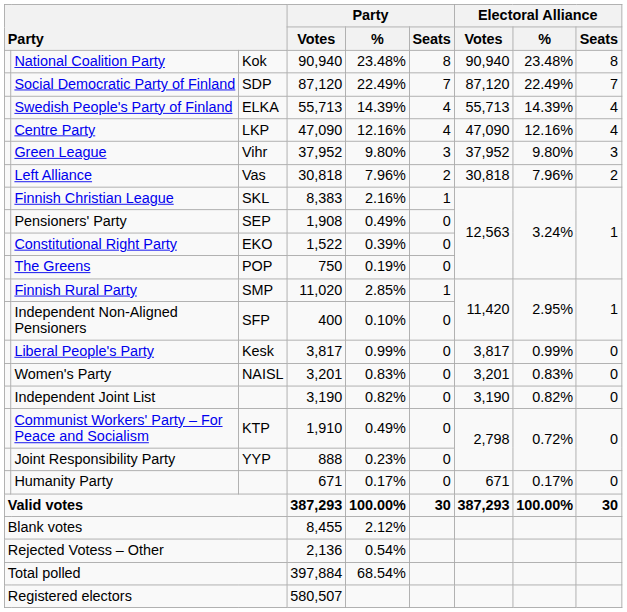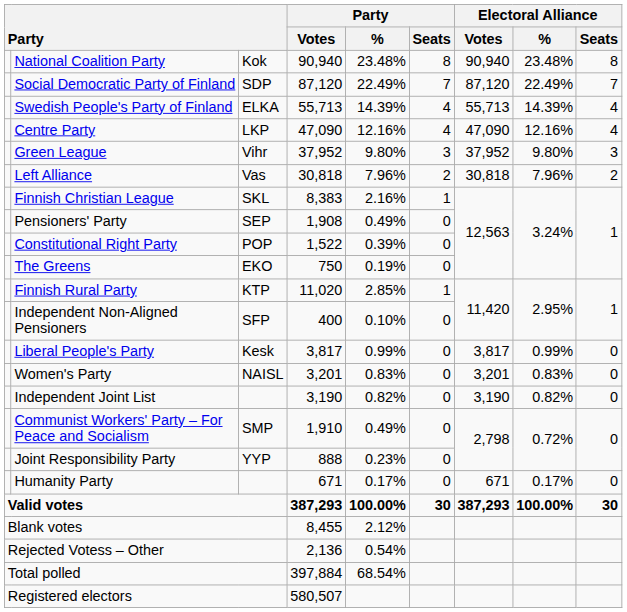(257, 244) EKO -> (257, 244) POP
(257, 267) POP -> (257, 267) EKO
(258, 289) SMP -> (256, 289) KTP
(256, 428) KTP -> (258, 428) SMP
